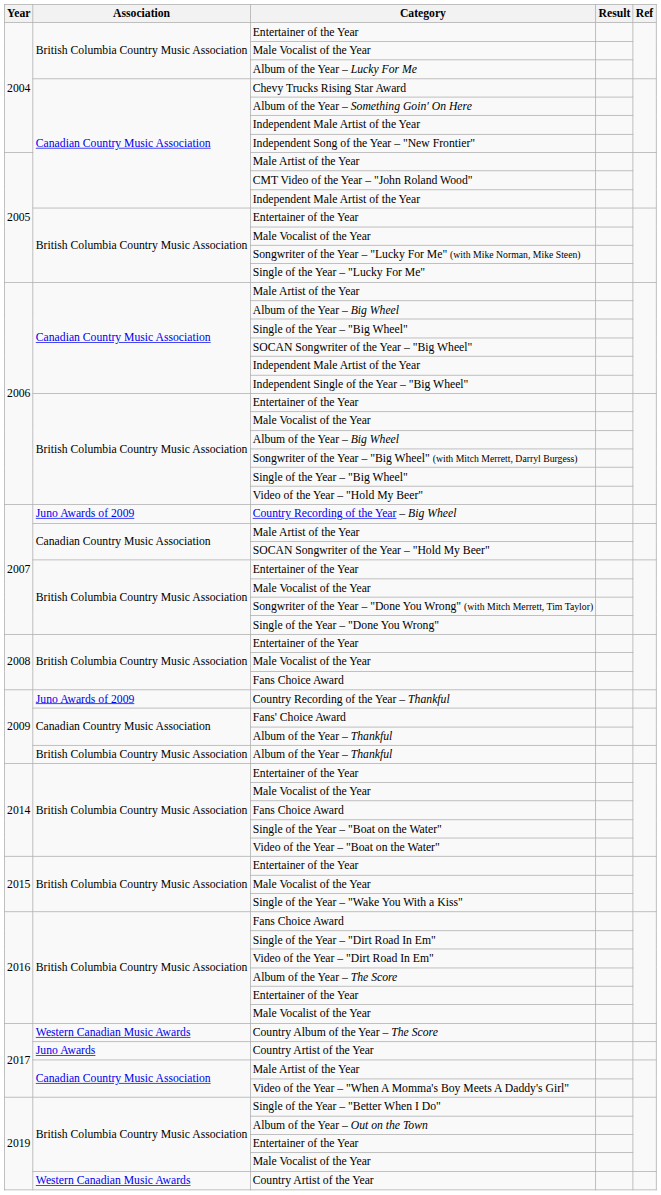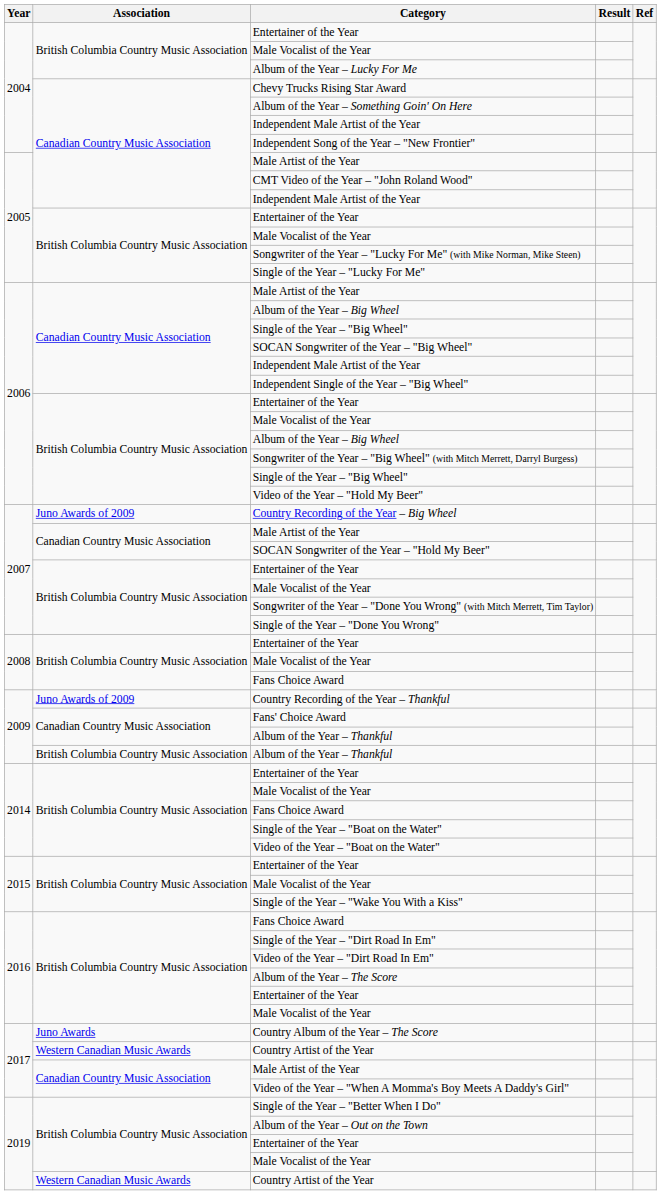(113, 1032) Western Canadian Music Awards -> (66, 1032) Juno Awards
(66, 1051) Juno Awards -> (113, 1051) Western Canadian Music Awards
